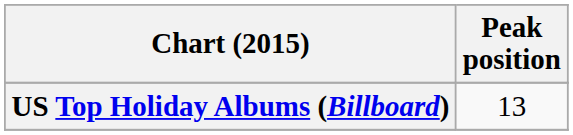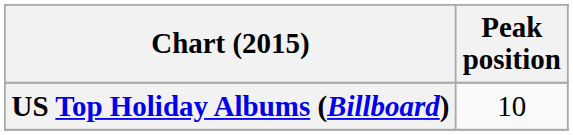(512, 105) 13 -> (512, 105) 10
